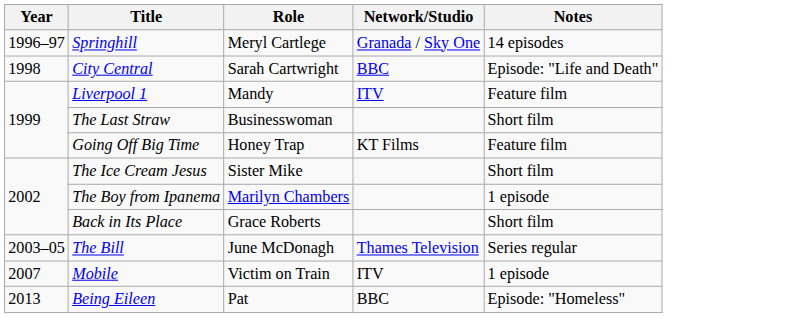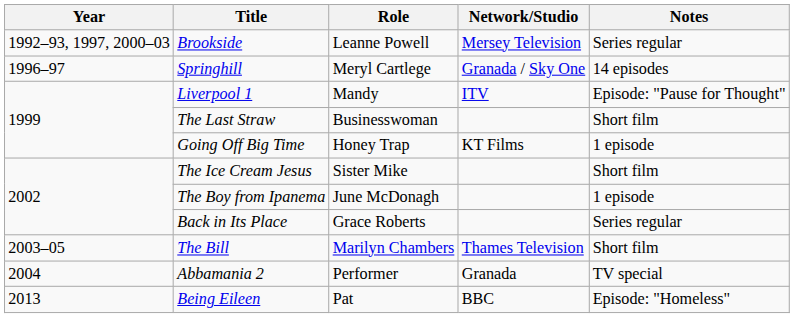+ row: (210, 42)
- row: (112, 68)
(527, 94) Feature film -> (689, 94) Episode: "Pause for Thought"
(527, 145) Feature film -> (623, 145) 1 episode
(288, 196) Marilyn Chambers -> (386, 196) June McDonagh
(521, 222) Short film -> (637, 222) Series regular
(281, 247) June McDonagh -> (394, 247) Marilyn Chambers
(532, 247) Series regular -> (626, 247) Short film
+ row: (221, 273)
- row: (95, 273)
